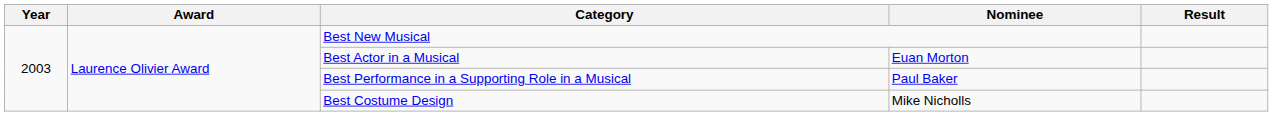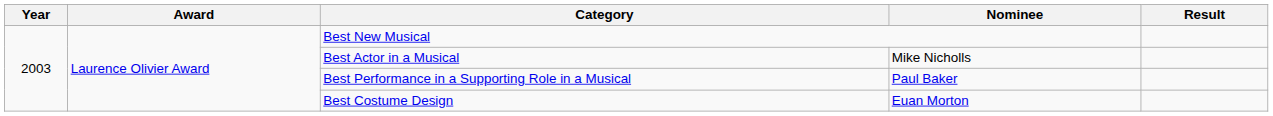(930, 57) Euan Morton -> (931, 57) Mike Nicholls
(931, 100) Mike Nicholls -> (930, 100) Euan Morton
